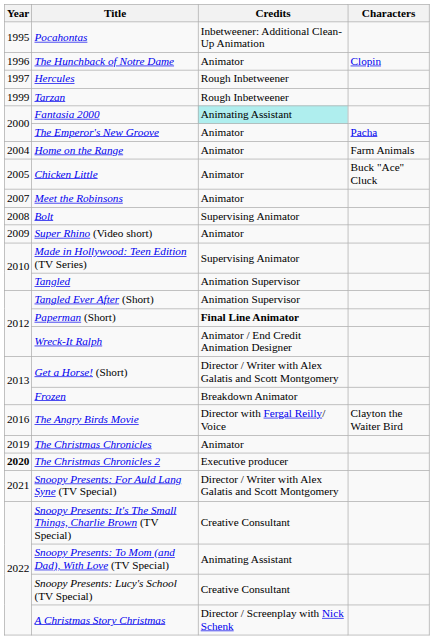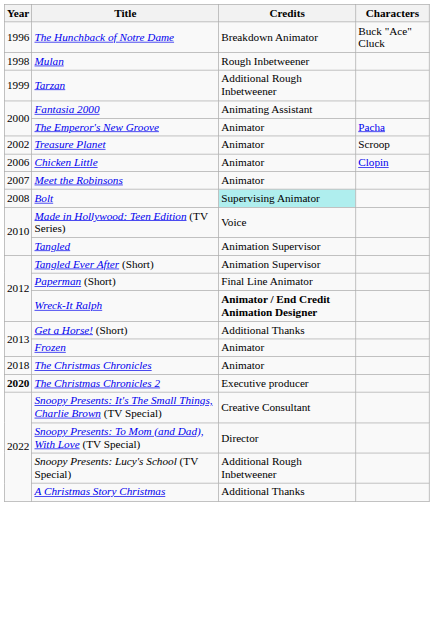- row: (61, 37)
(222, 61) Animator -> (270, 37) Breakdown Animator
(366, 61) Clopin -> (385, 37) Buck "Ace" Cluck
- row: (55, 79)
+ row: (49, 61)
(245, 97) Rough Inbetweener -> (261, 85) Additional Rough Inbetweener
(246, 114) paleturquoise background -> (267, 109) no background
+ row: (70, 145)
- row: (79, 150)
(18, 174) 2005 -> (18, 162) 2006
(377, 174) Buck "Ace" Cluck -> (373, 162) Clopin
(250, 216) no background -> (271, 198) paleturquoise background
- row: (93, 233)
(250, 258) Supervising Animator -> (234, 222) Voice
(250, 317) bold -> (267, 282) normal
(251, 341) normal -> (276, 306) bold
(270, 372) Director / Writer with Alex Galatis and Scott Montgomery -> (263, 330) Additional Thanks
(249, 396) Breakdown Animator -> (243, 347) Animator
- row: (87, 420)
(18, 444) 2019 -> (18, 365) 2018
- row: (108, 486)
(246, 559) Animating Assistant -> (240, 437) Director
(245, 589) Creative Consultant -> (261, 468) Additional Rough Inbetweener
(272, 620) Director / Screenplay with Nick Schenk -> (263, 492) Additional Thanks
